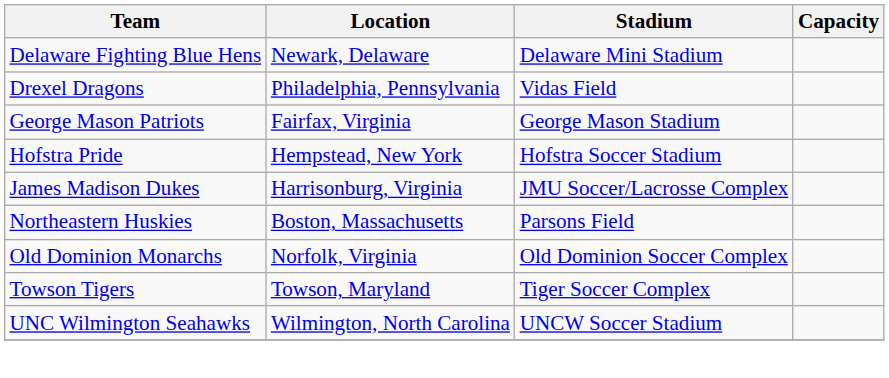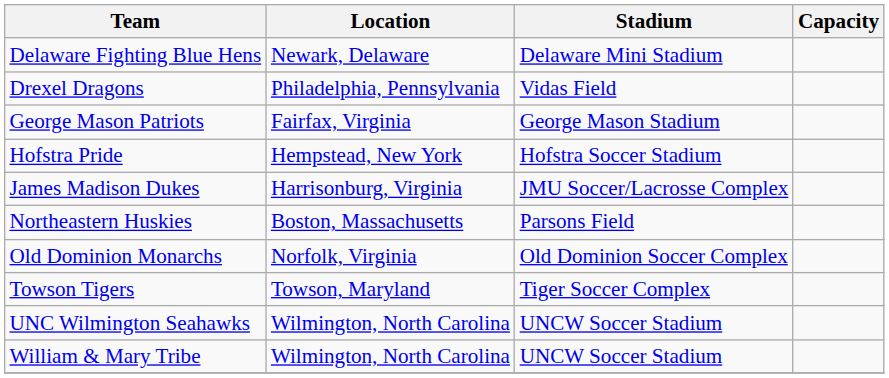+ row: (105, 356)
